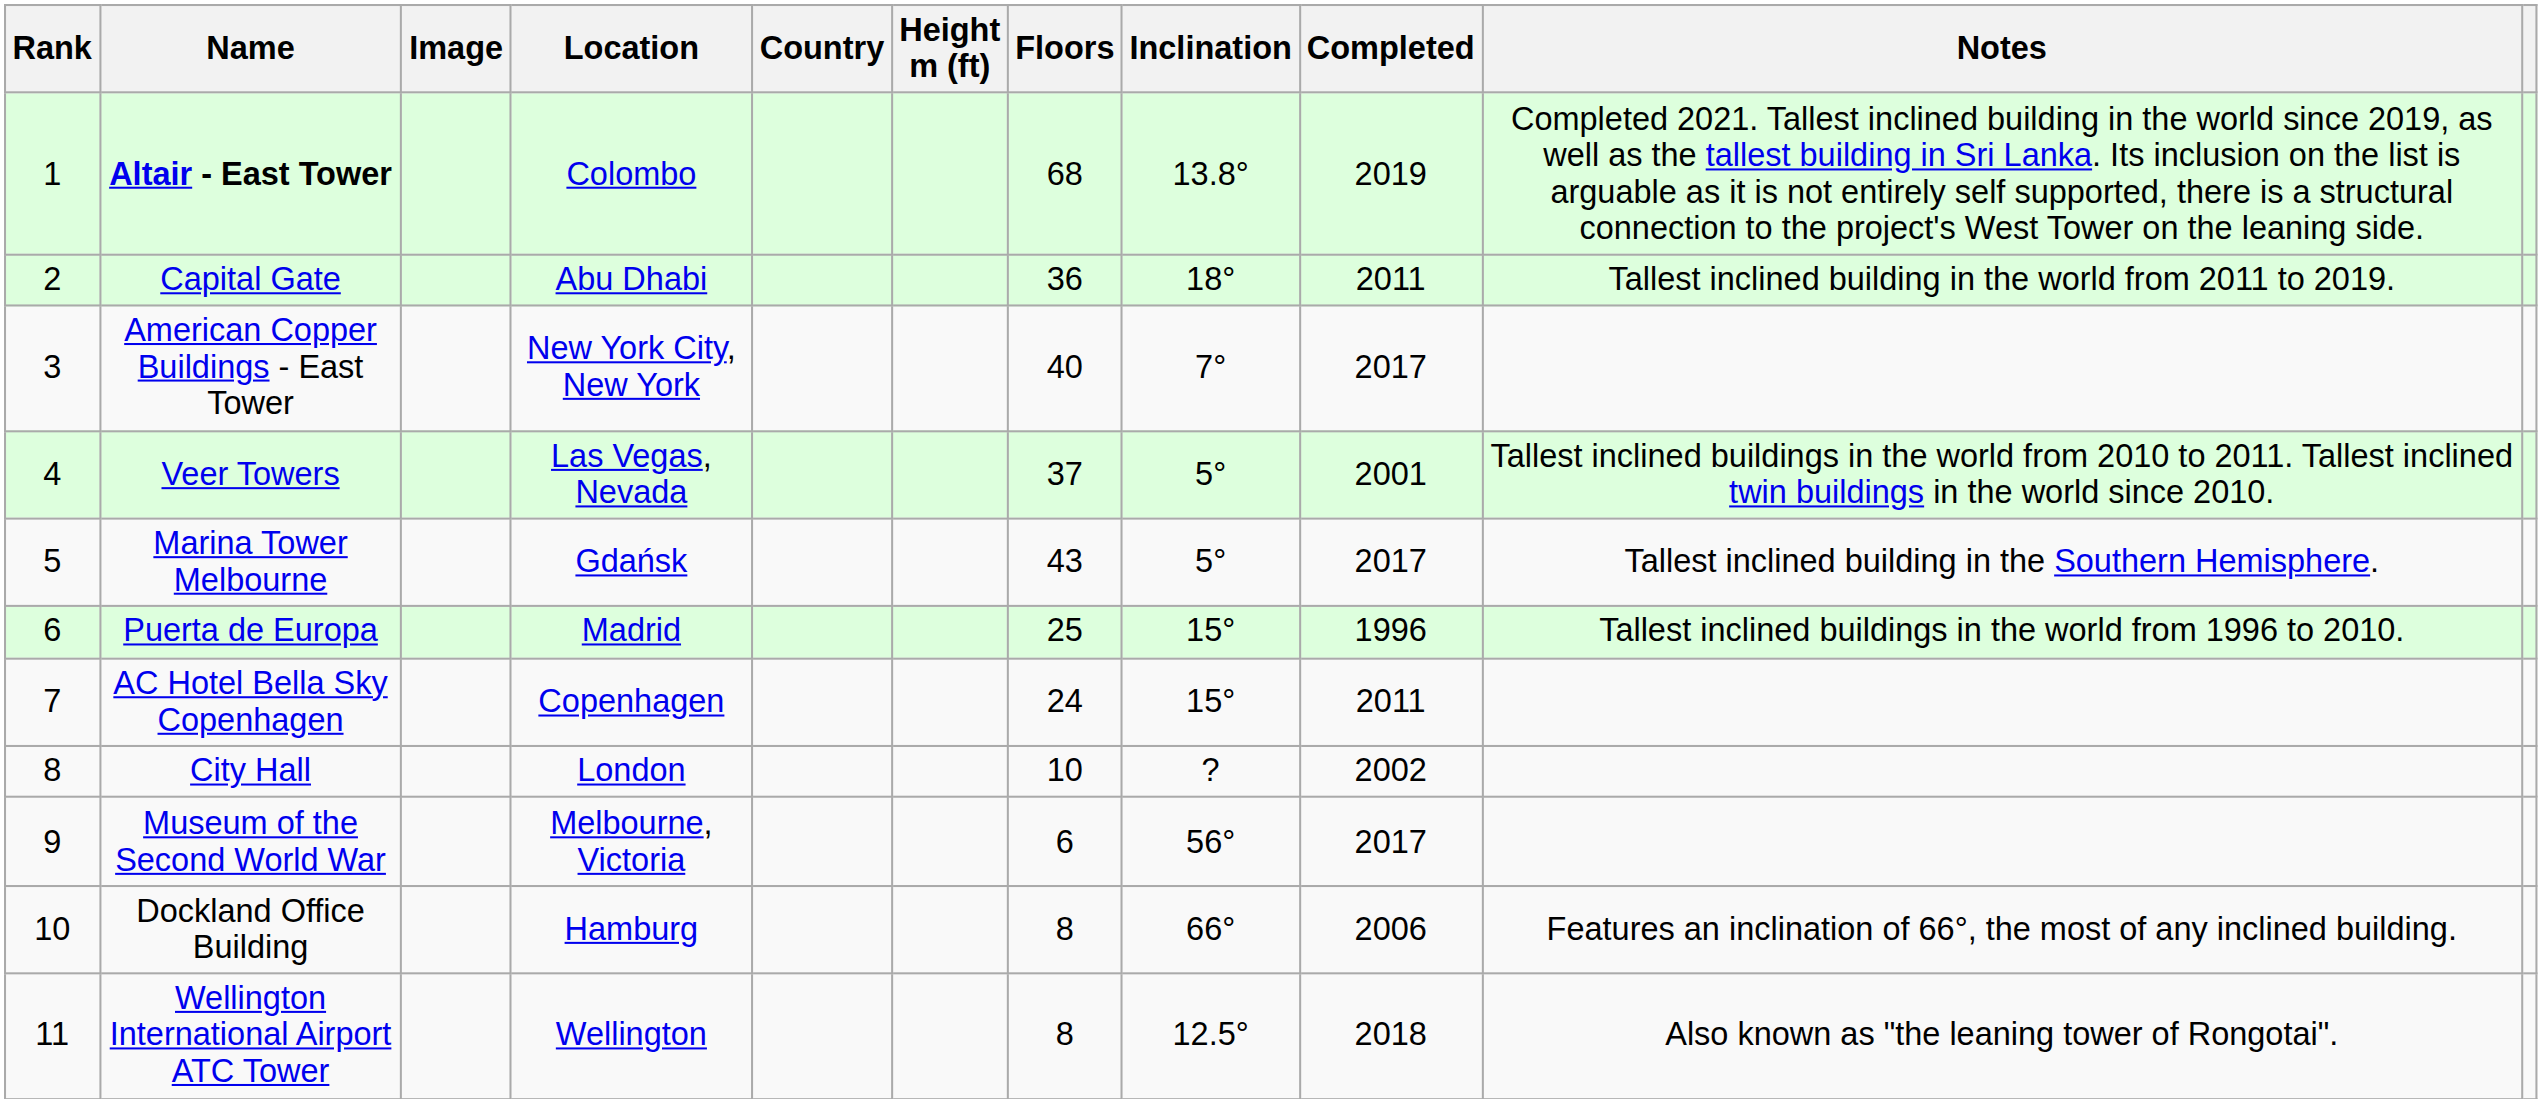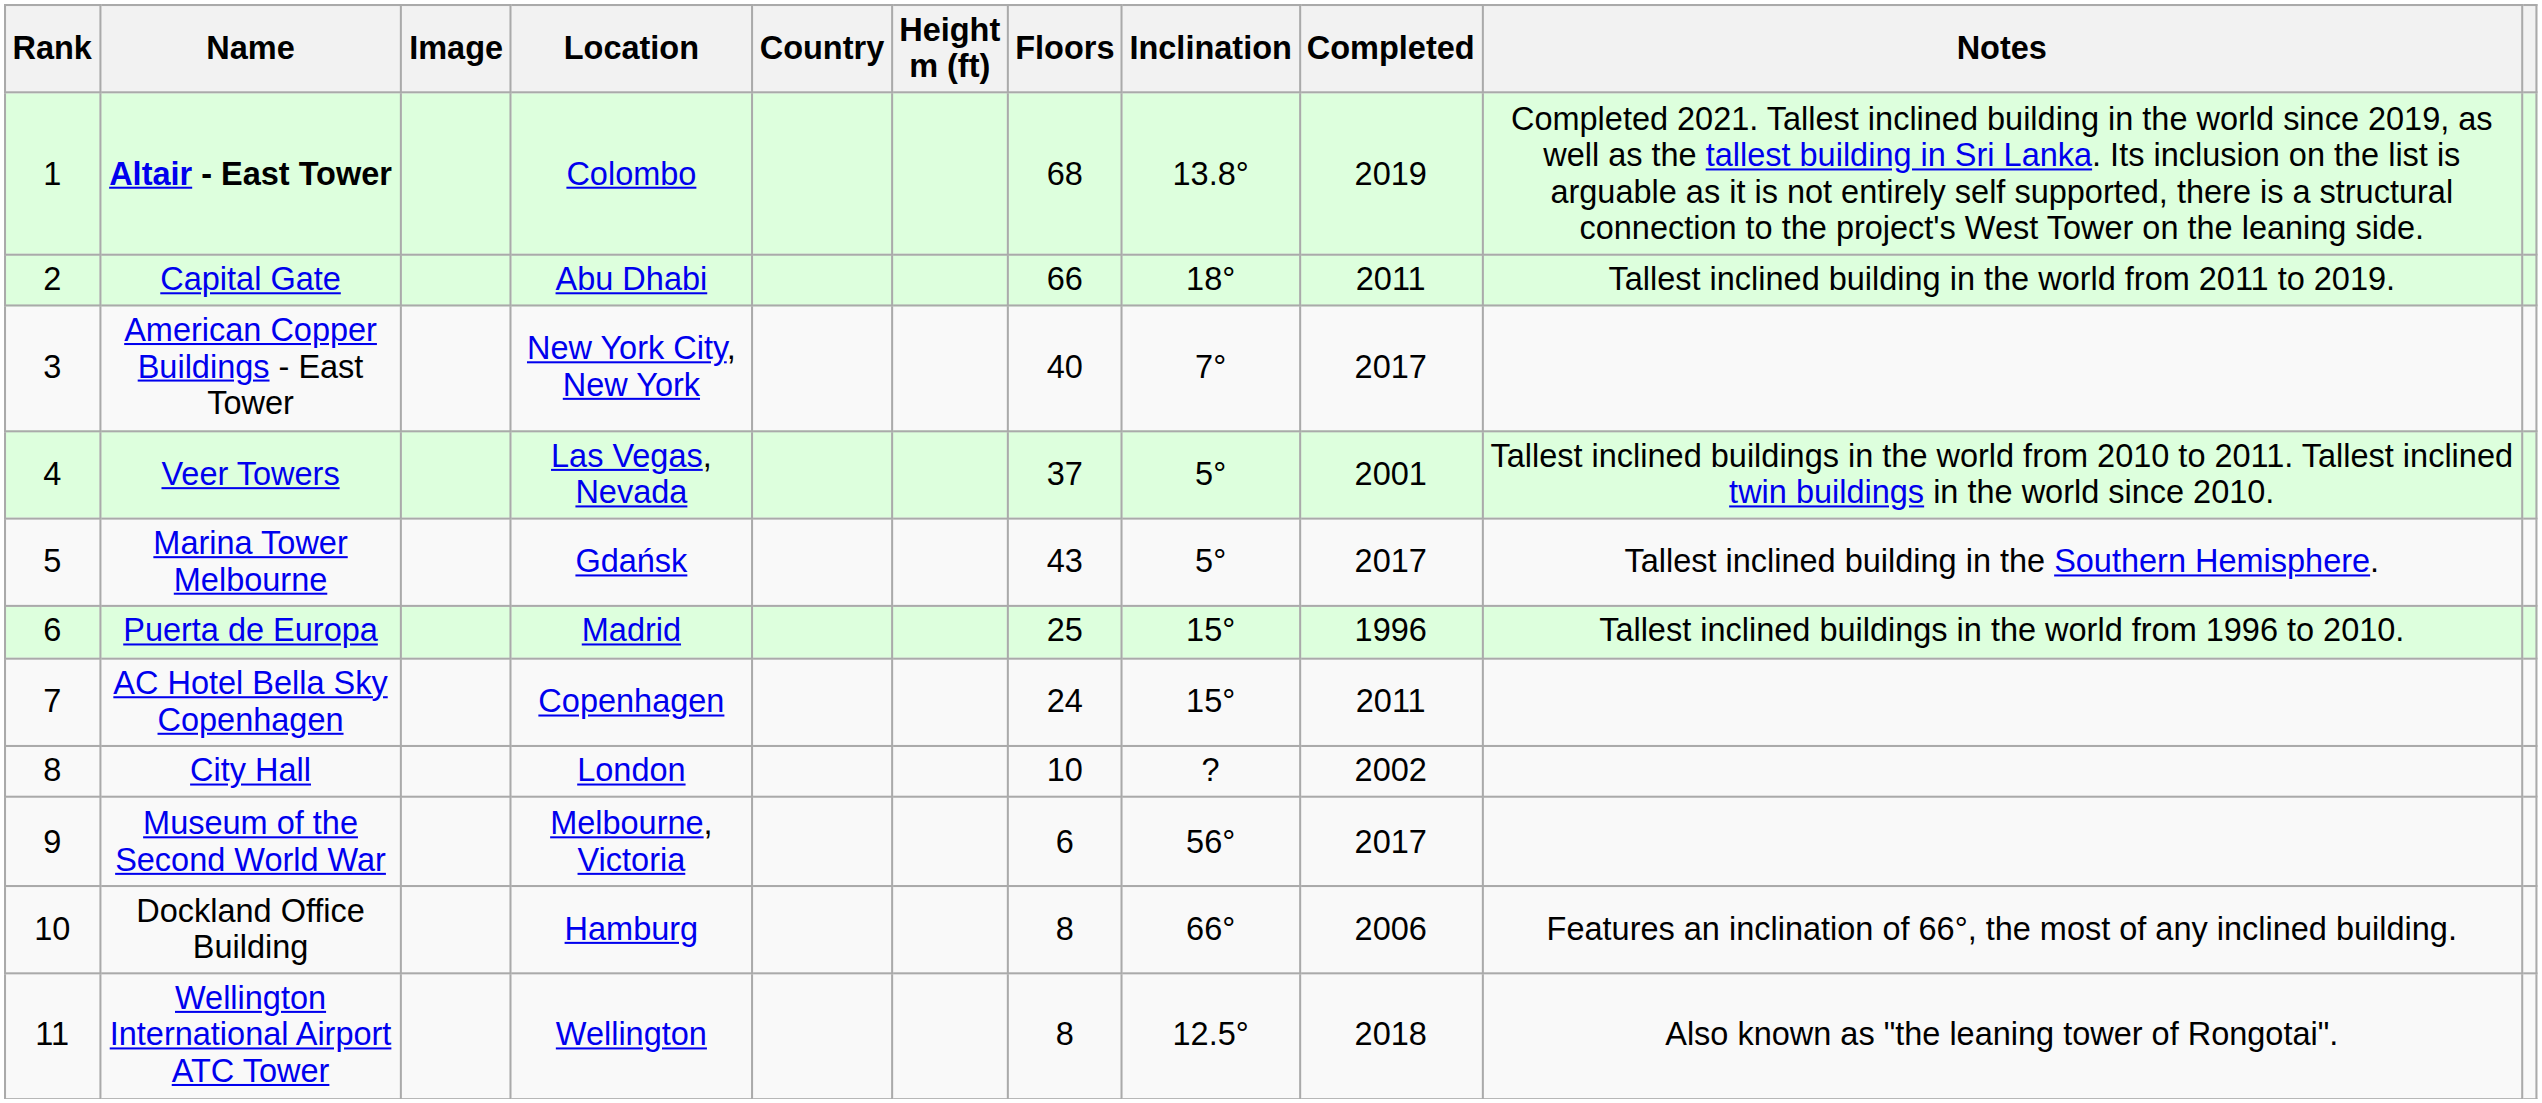(1065, 279) 36 -> (1065, 279) 66
